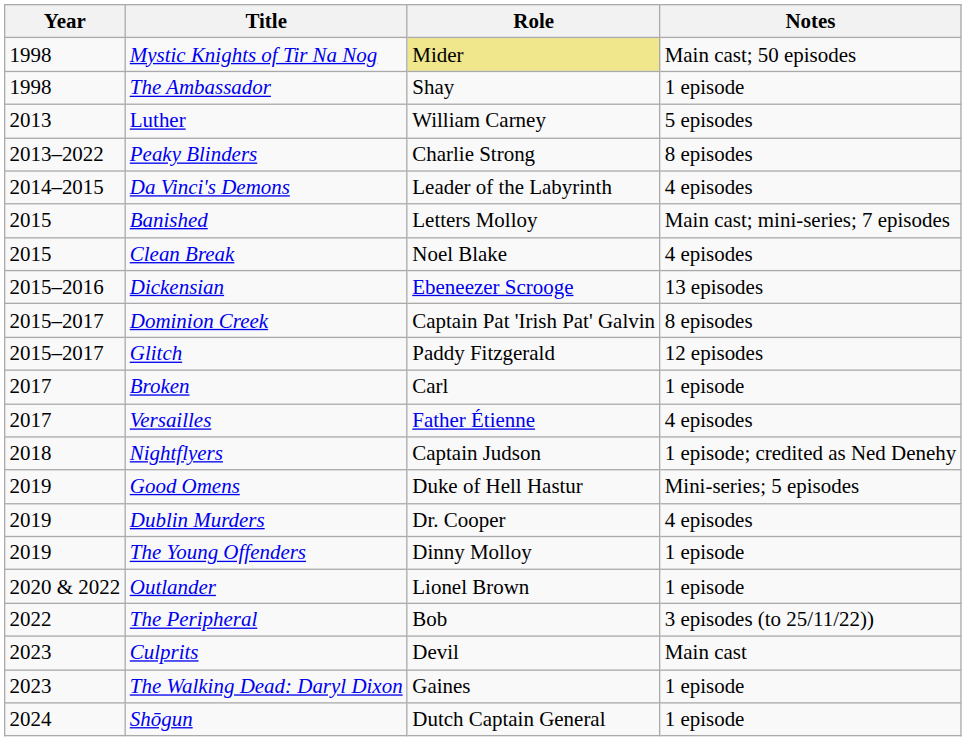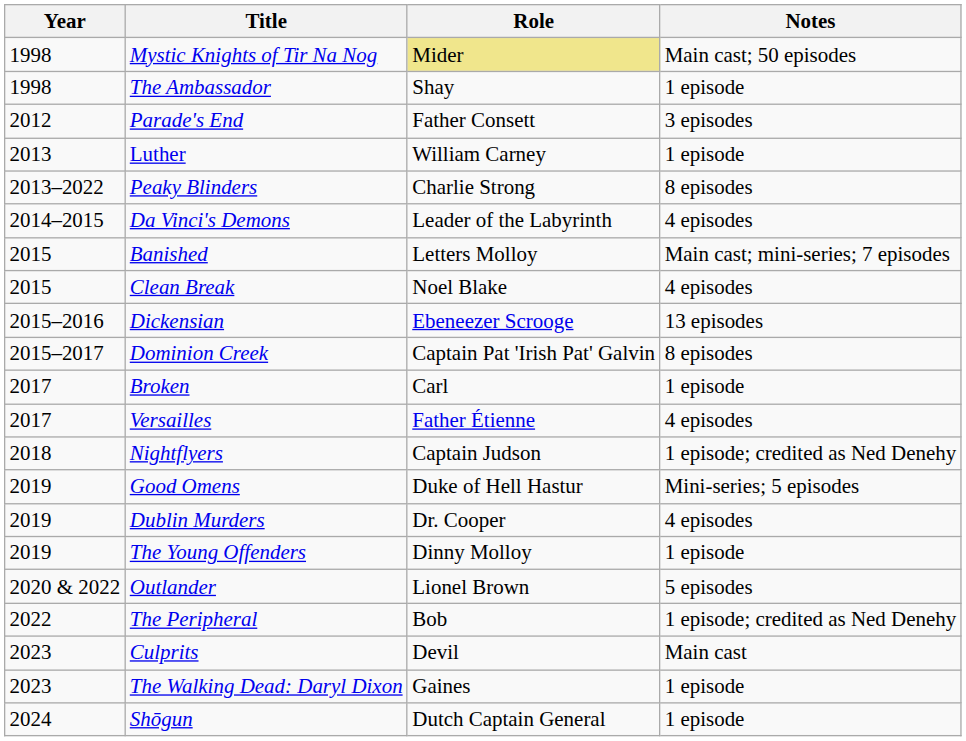+ row: (186, 120)
(709, 120) 5 episodes -> (705, 154) 1 episode
- row: (156, 353)
(705, 586) 1 episode -> (709, 586) 5 episodes
(769, 619) 3 episodes (to 25/11/22)) -> (810, 619) 1 episode; credited as Ned Denehy
